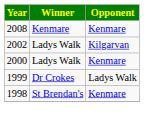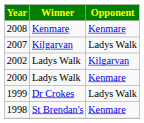+ row: (17, 45)
